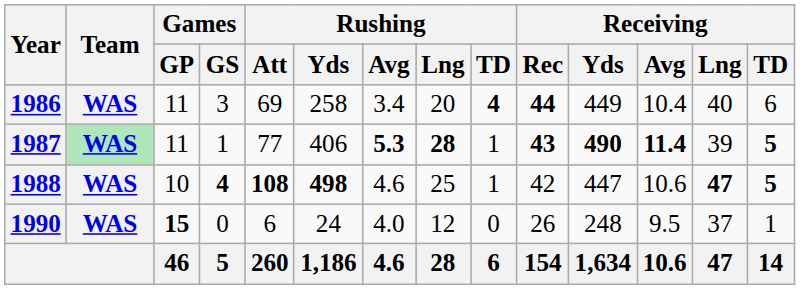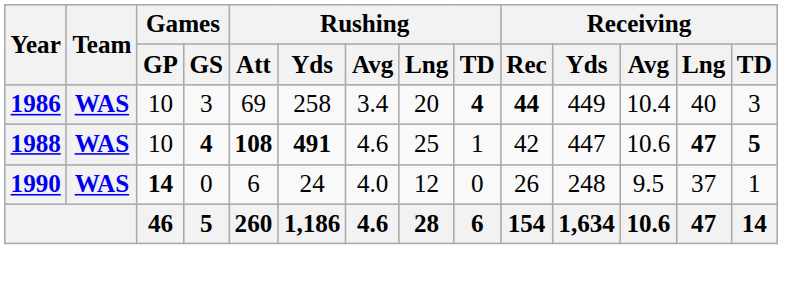(177, 104) 11 -> (161, 104) 10
(771, 104) 6 -> (754, 104) 3
- row: (36, 143)
(328, 183) 498 -> (312, 143) 491
(177, 223) 15 -> (161, 183) 14
